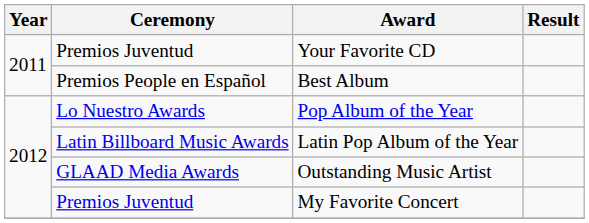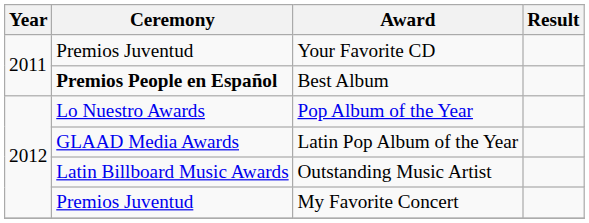(161, 80) normal -> (167, 80) bold
(172, 141) Latin Billboard Music Awards -> (148, 141) GLAAD Media Awards
(148, 171) GLAAD Media Awards -> (172, 171) Latin Billboard Music Awards
